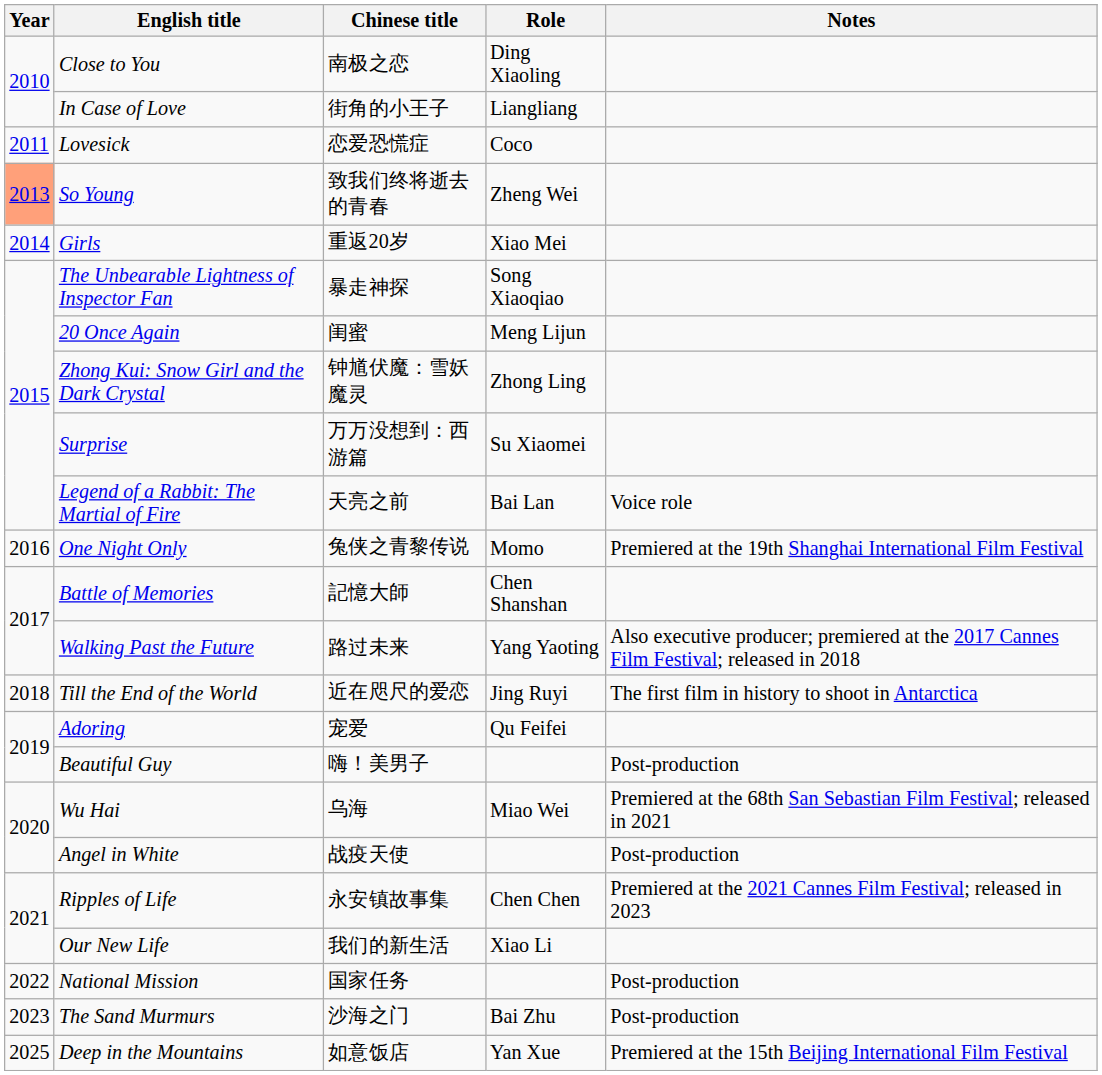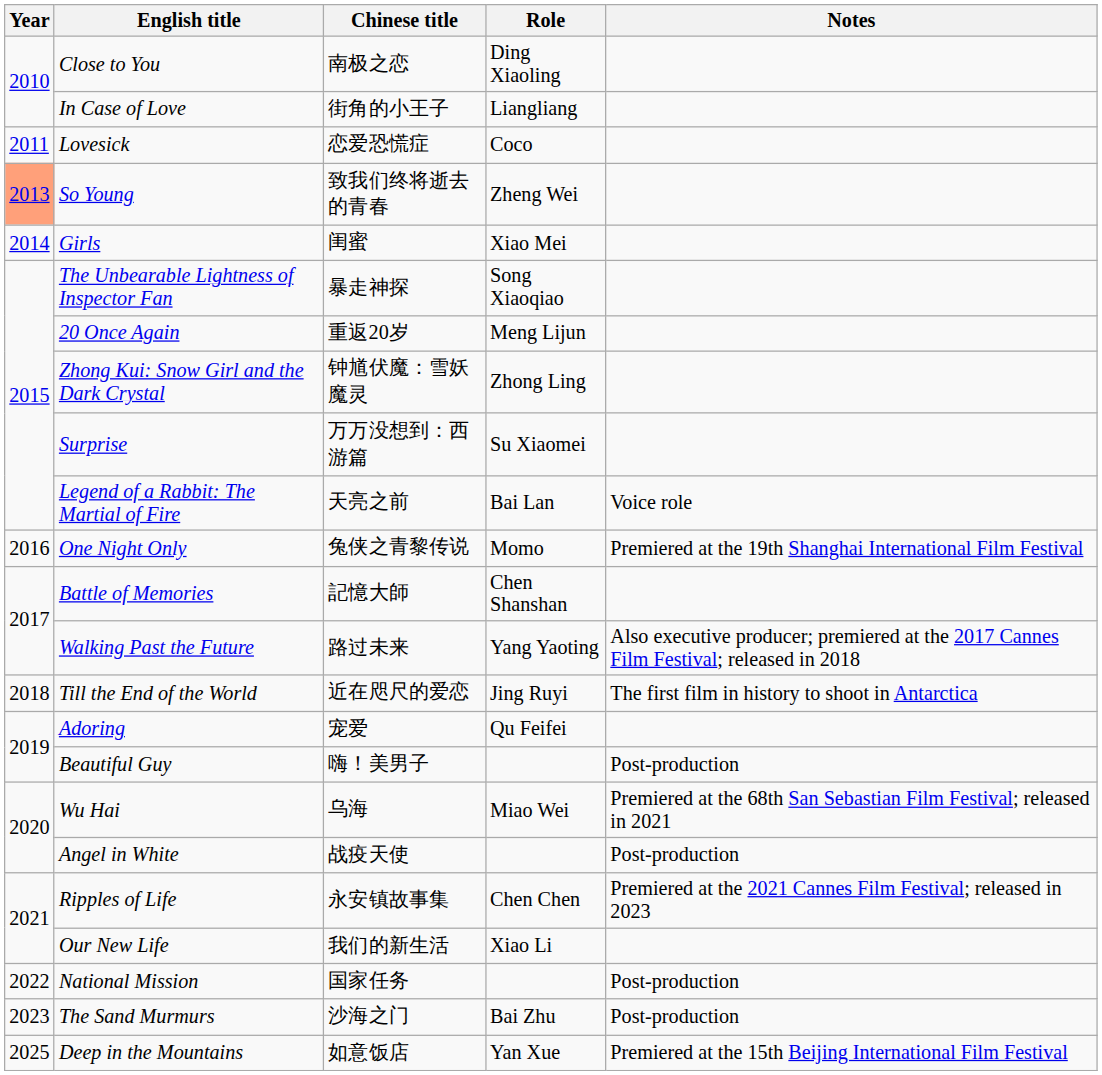(369, 242) 重返20岁 -> (348, 242) 闺蜜
(348, 332) 闺蜜 -> (369, 332) 重返20岁
